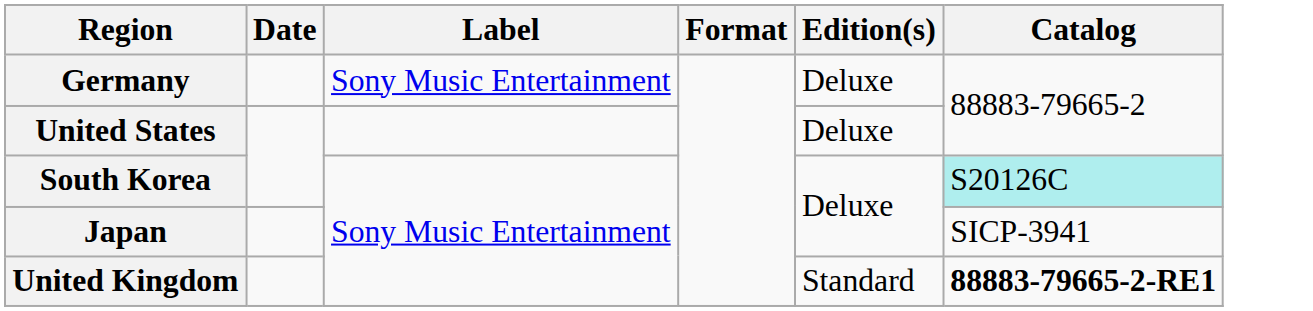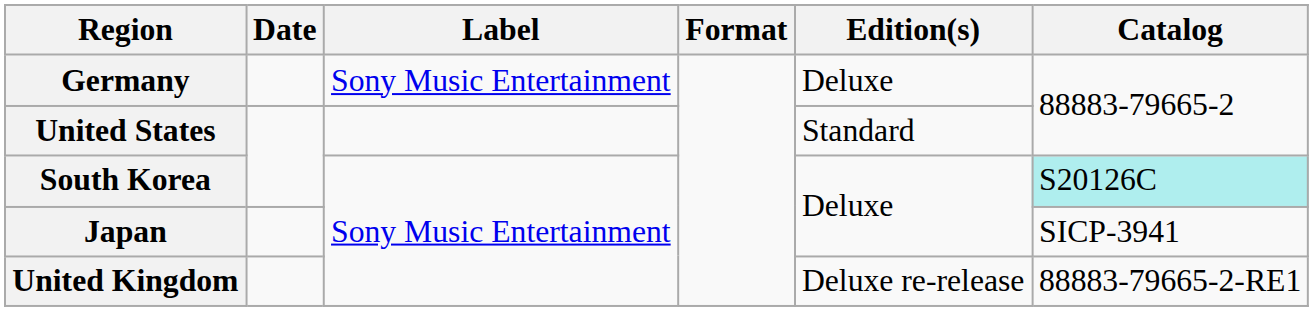(848, 130) Deluxe -> (858, 130) Standard
(858, 280) Standard -> (913, 280) Deluxe re-release
(1083, 280) bold -> (1170, 280) normal
